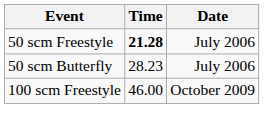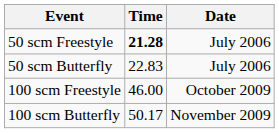(146, 66) 28.23 -> (146, 66) 22.83
+ row: (64, 115)
